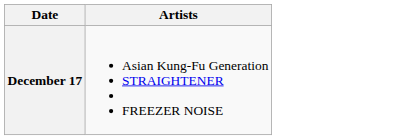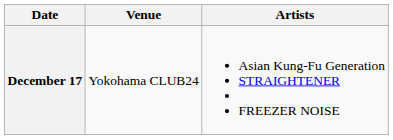+ column: (144, 15)
